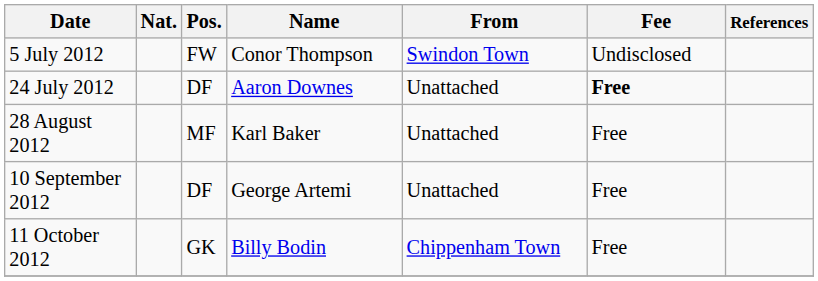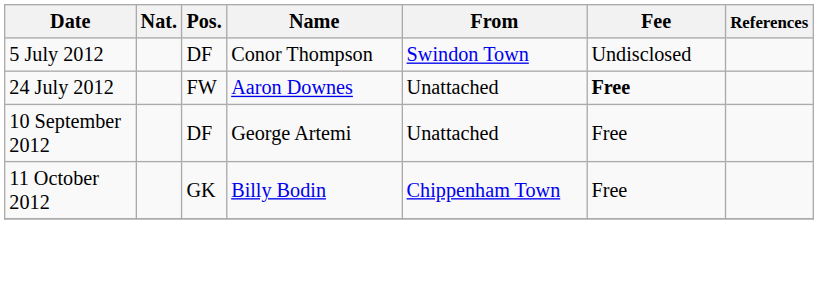(202, 54) FW -> (199, 54) DF
(199, 88) DF -> (202, 88) FW
- row: (51, 133)
